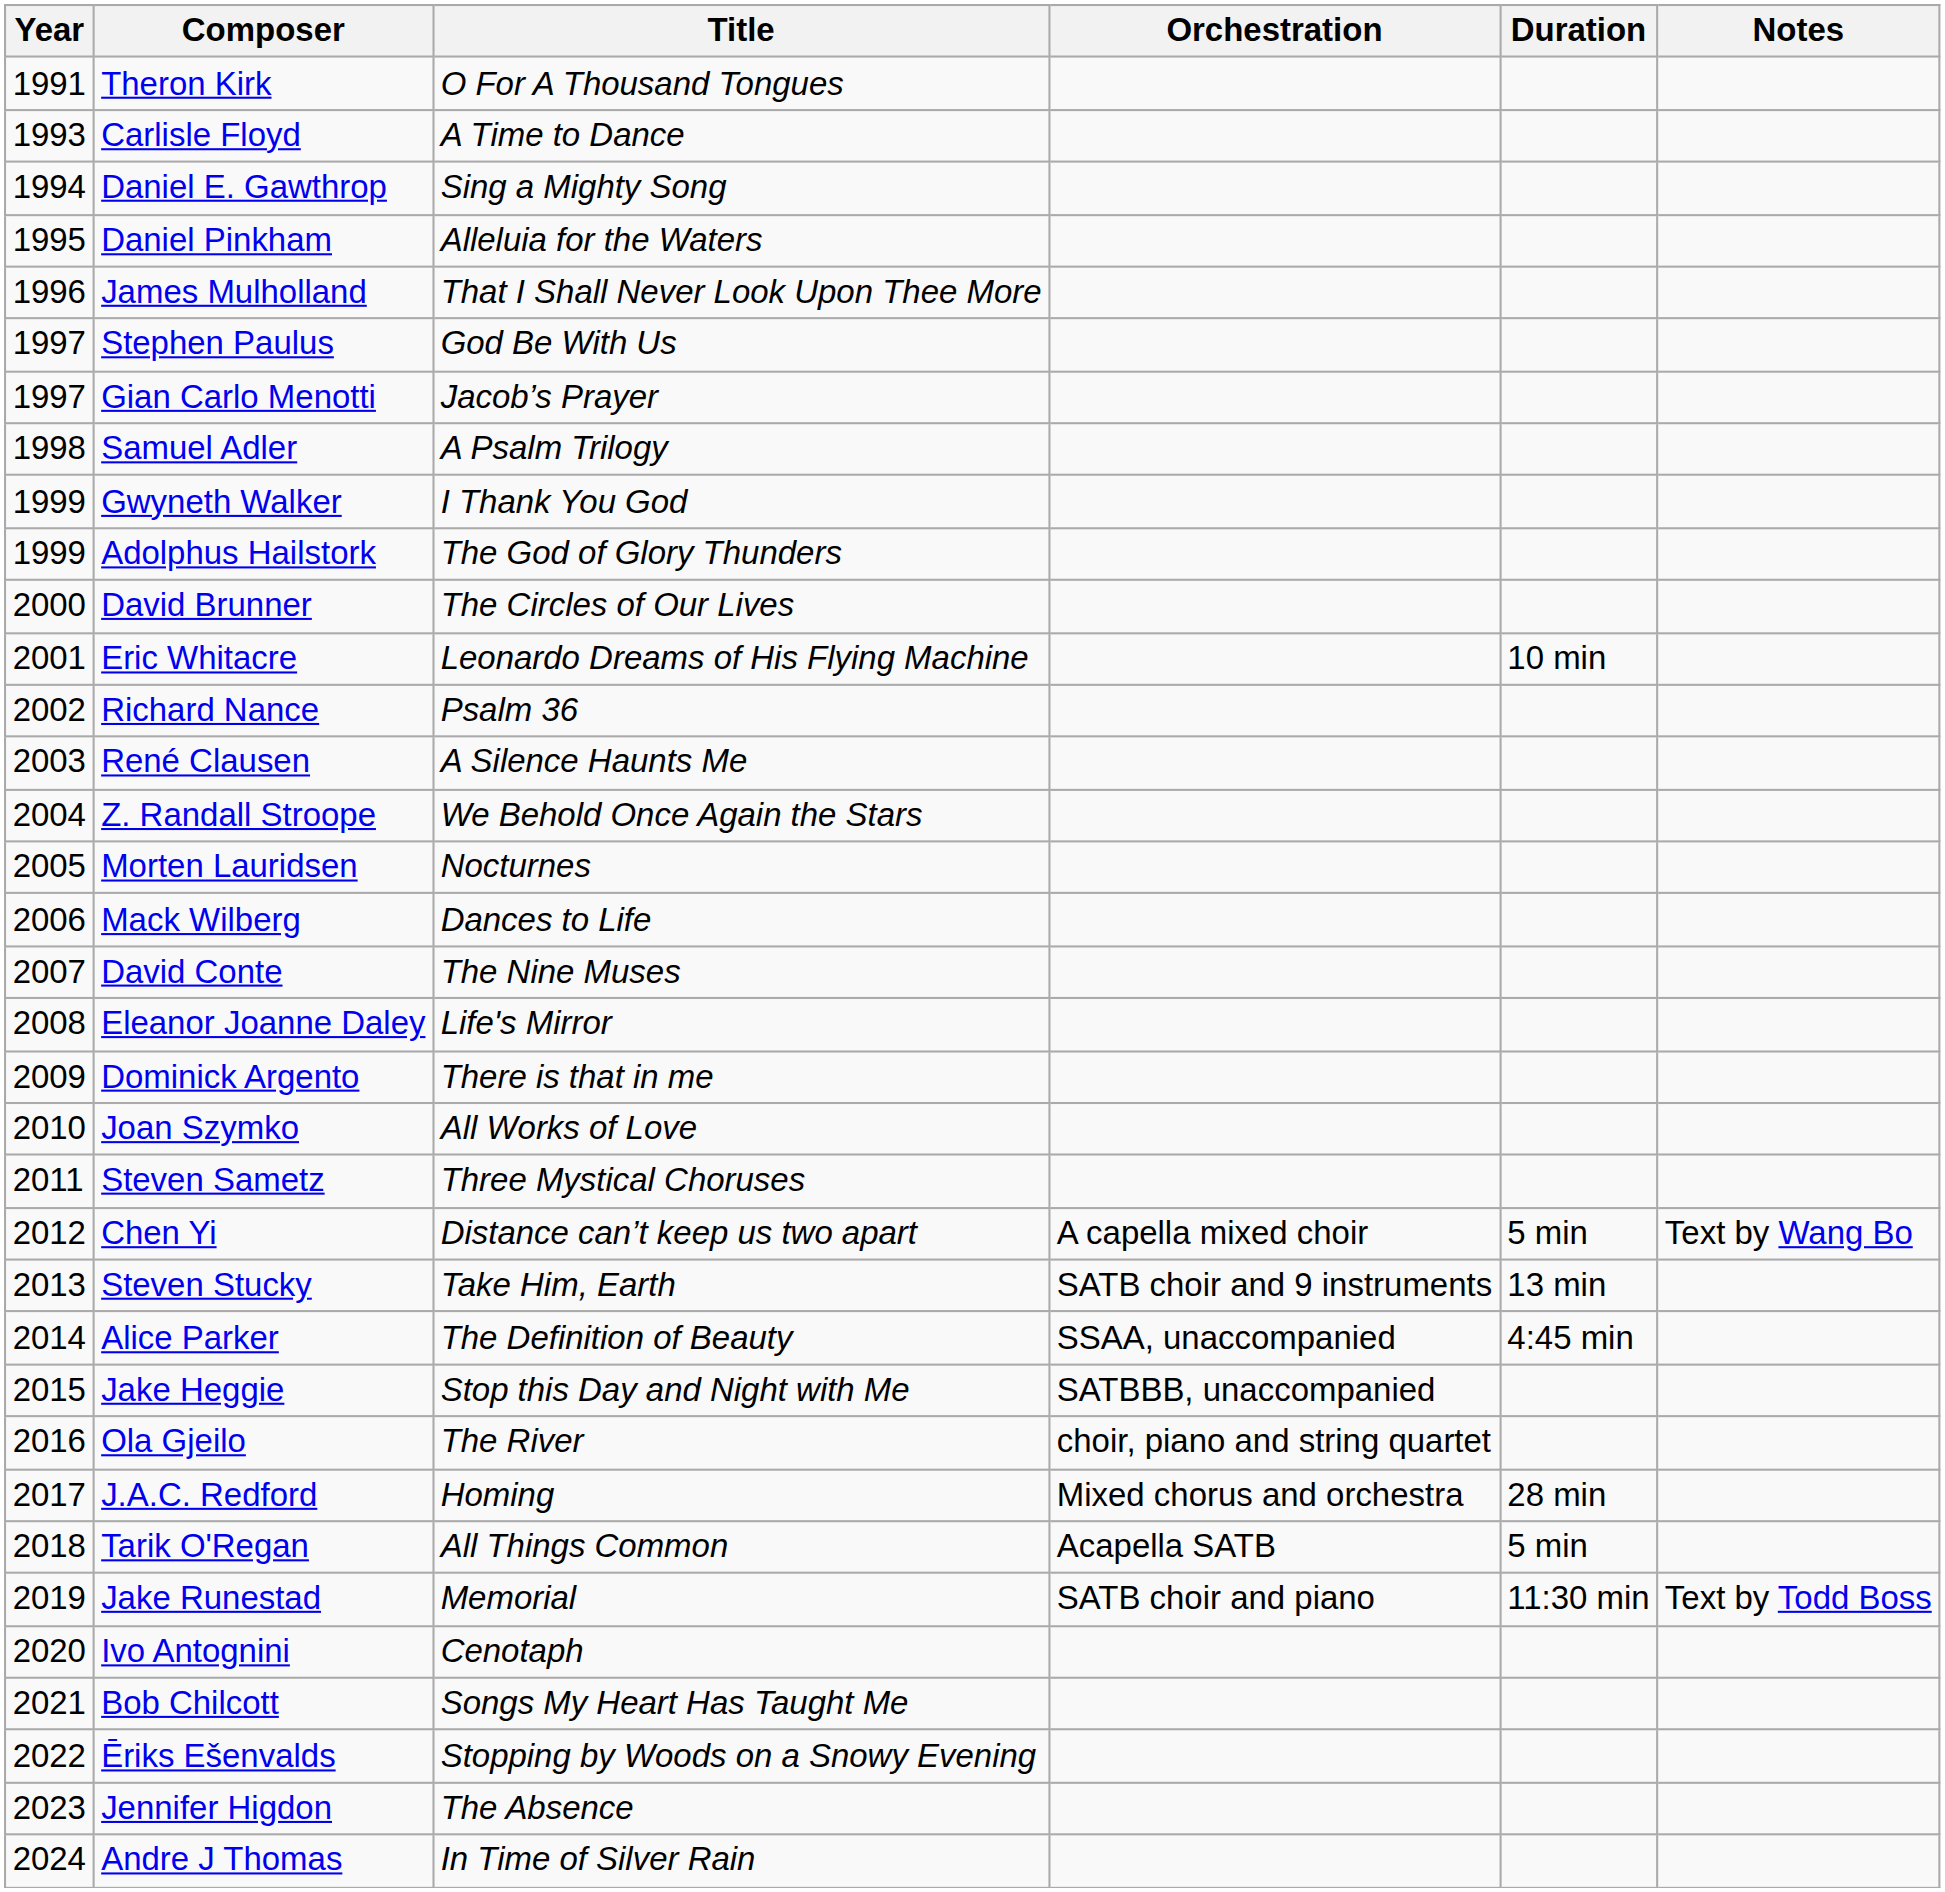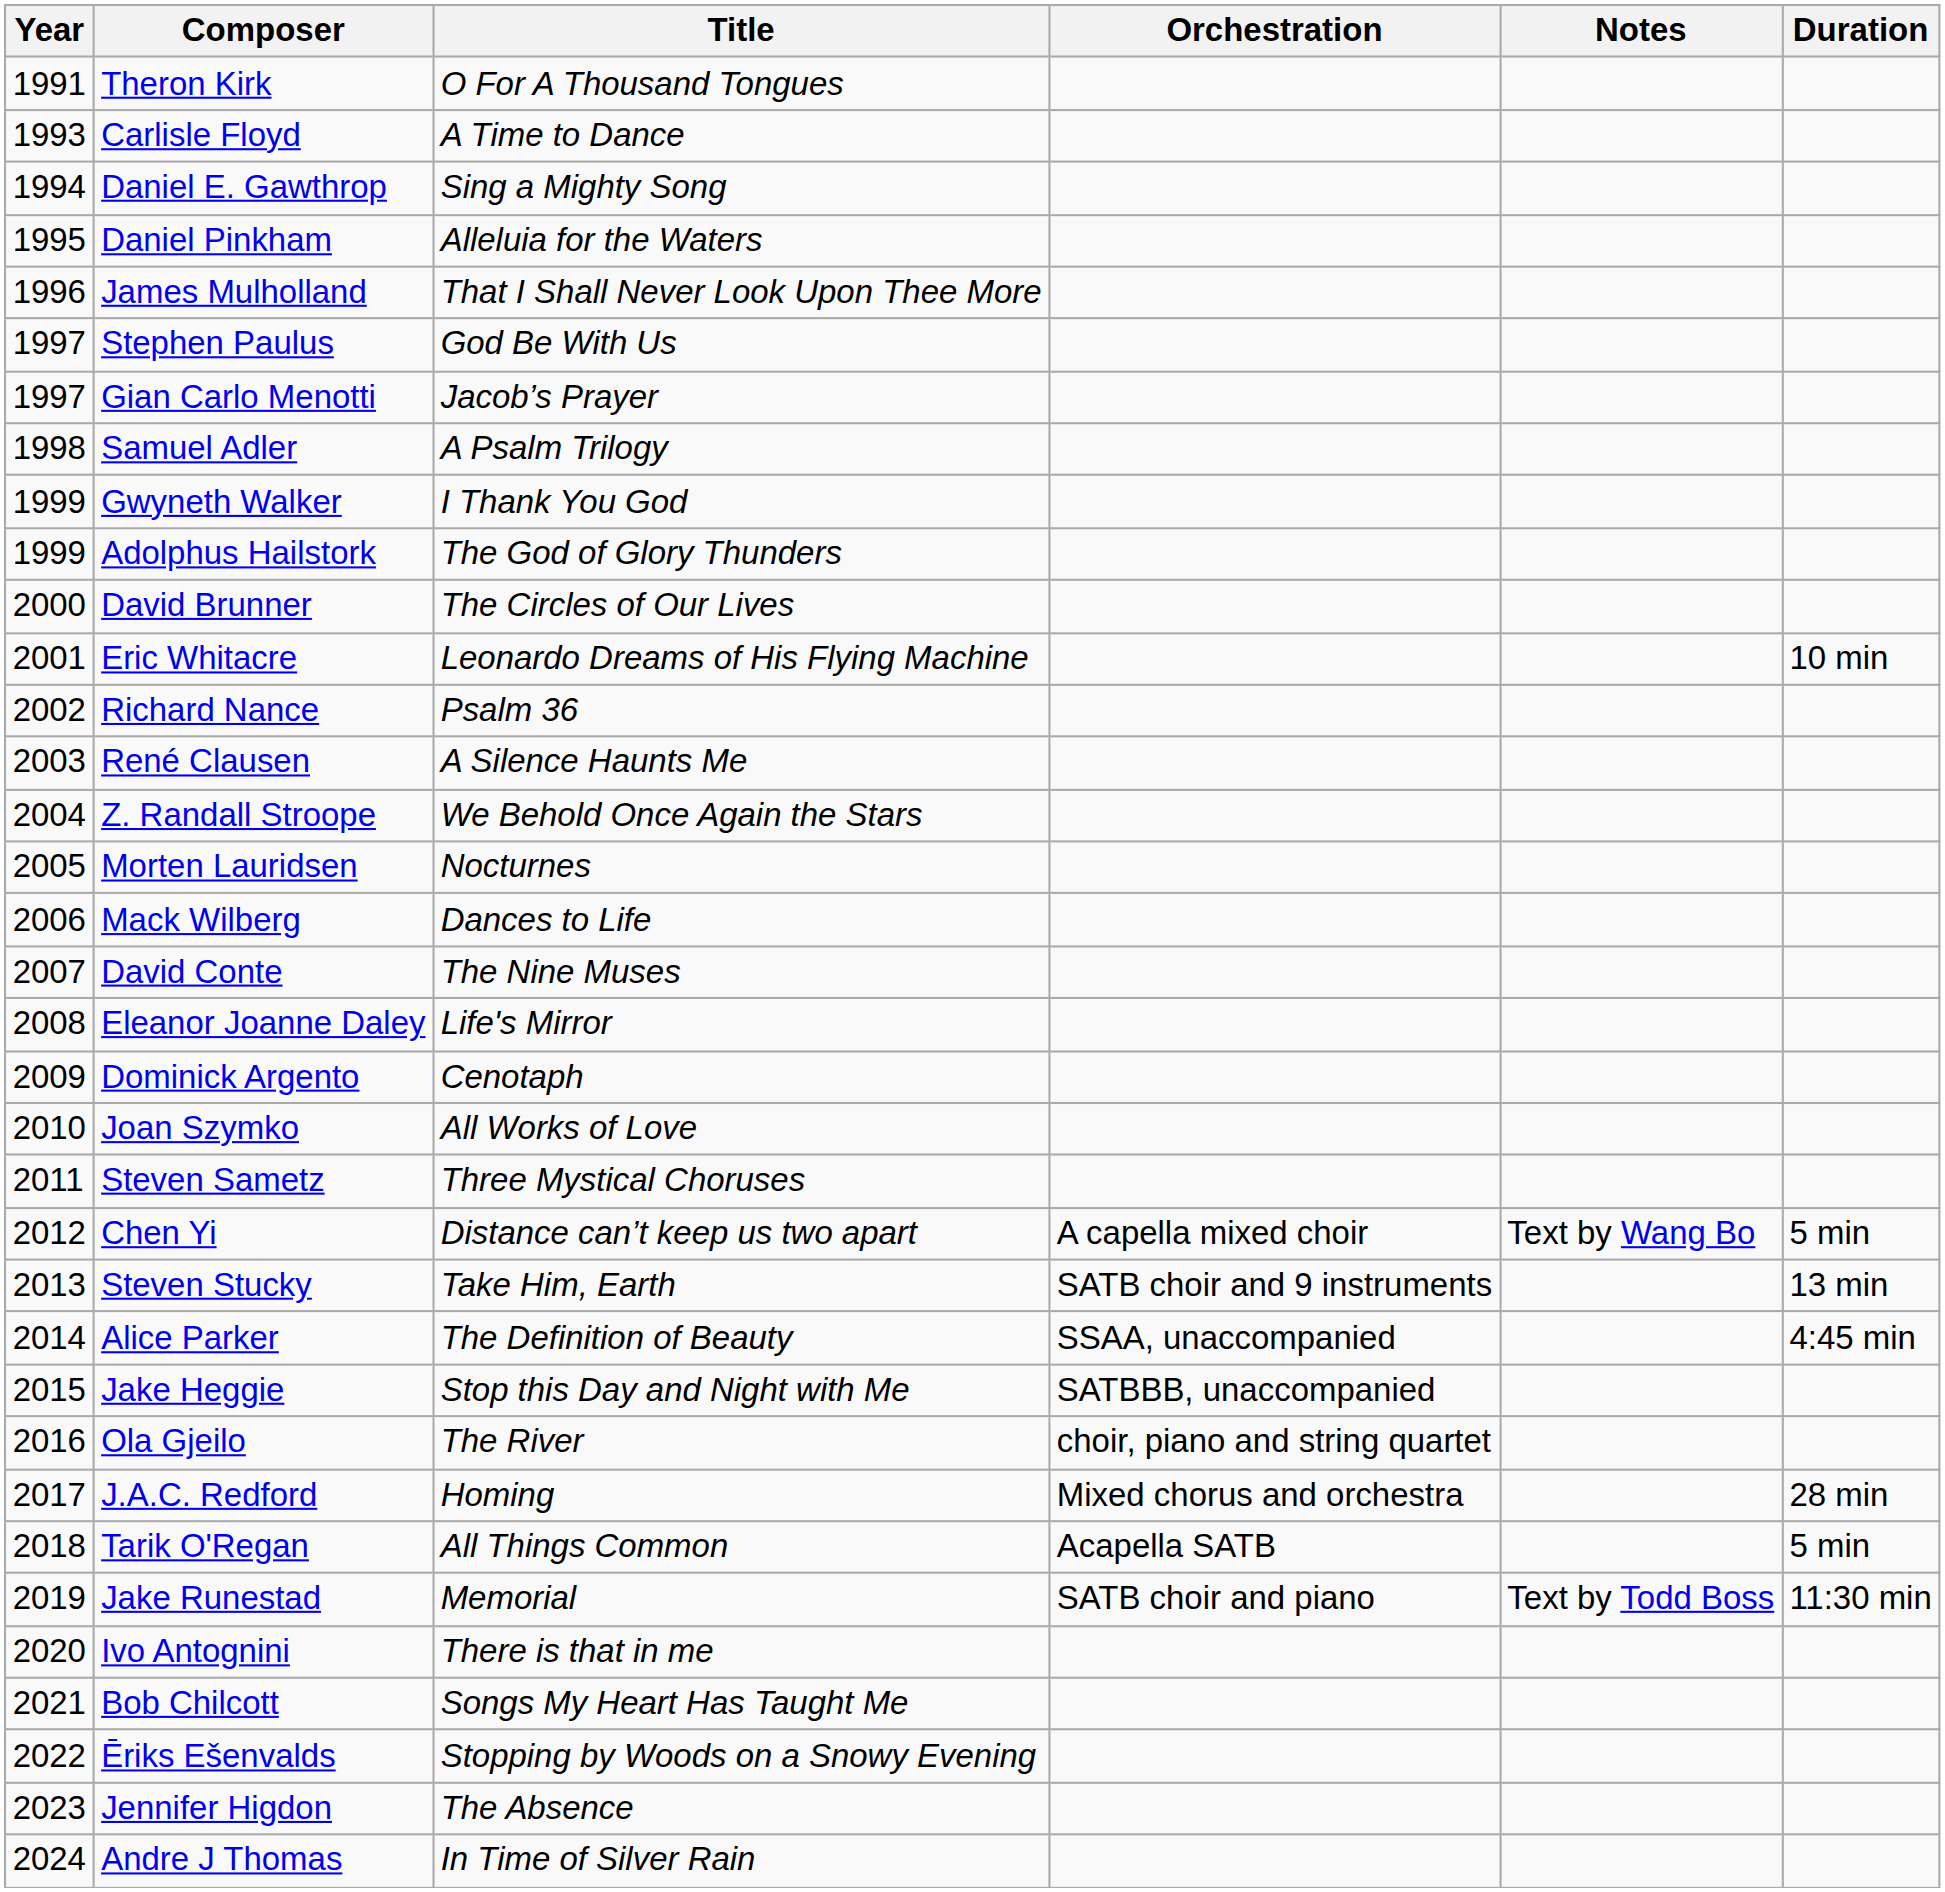columns swapped: (1578, 30) <-> (1798, 30)
(577, 1076) There is that in me -> (512, 1076) Cenotaph
(512, 1651) Cenotaph -> (577, 1651) There is that in me
